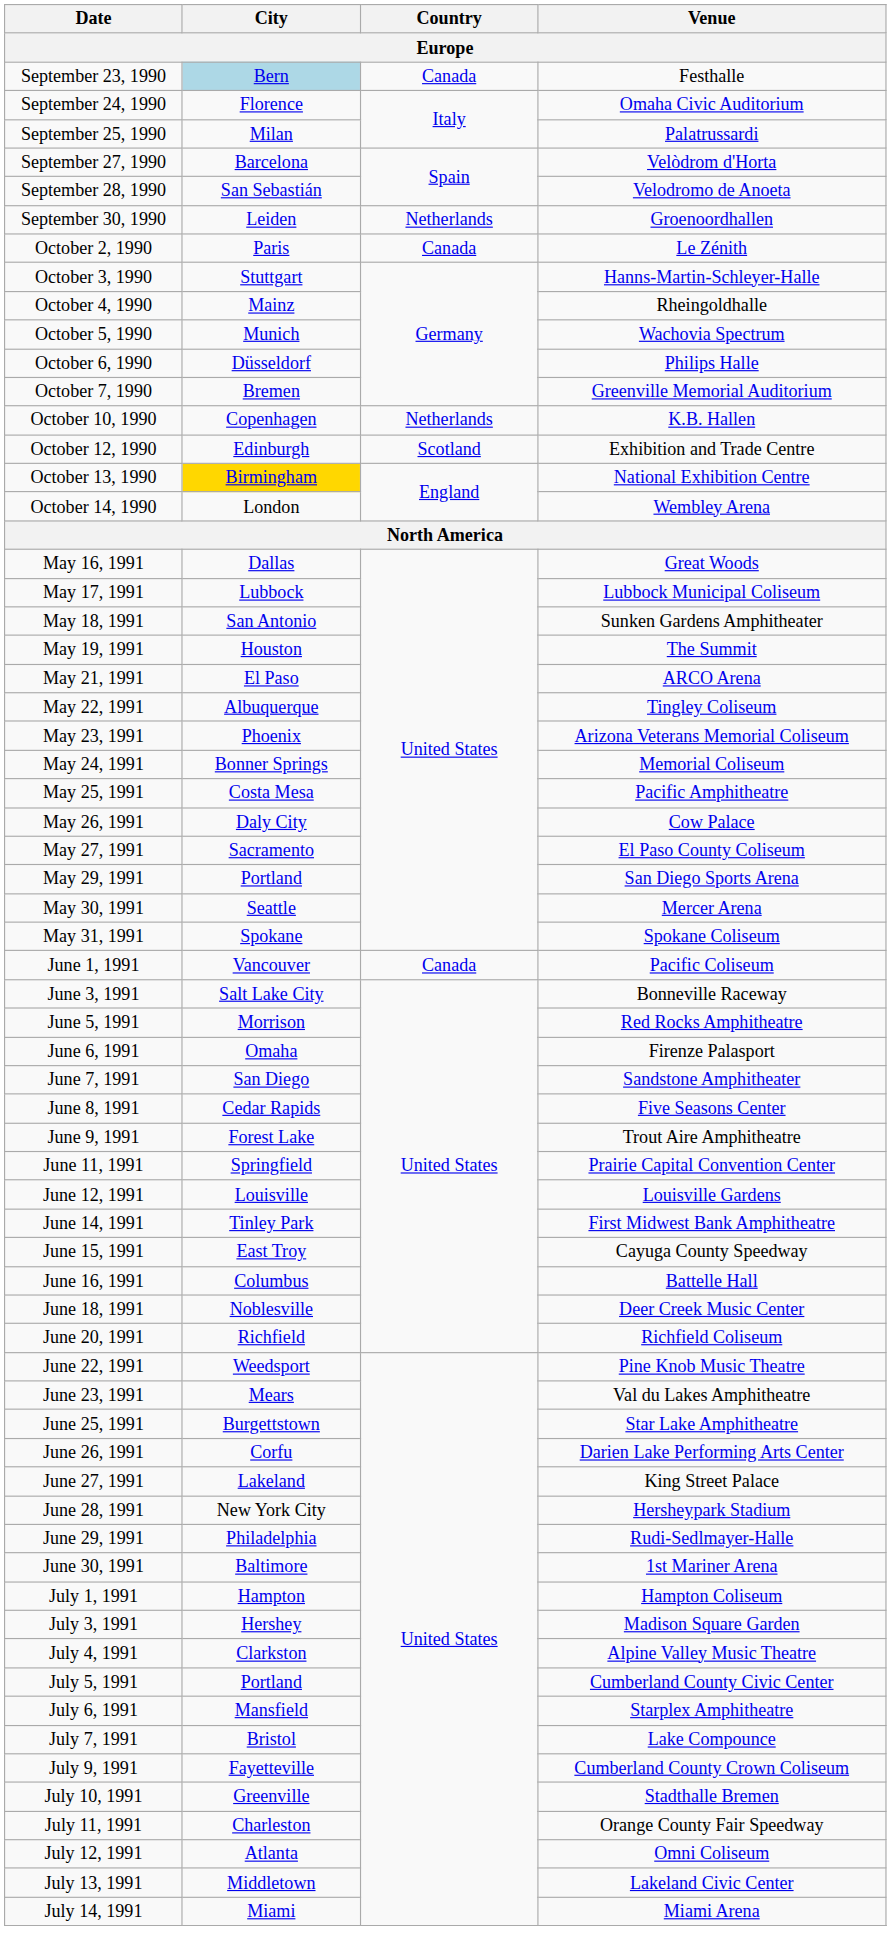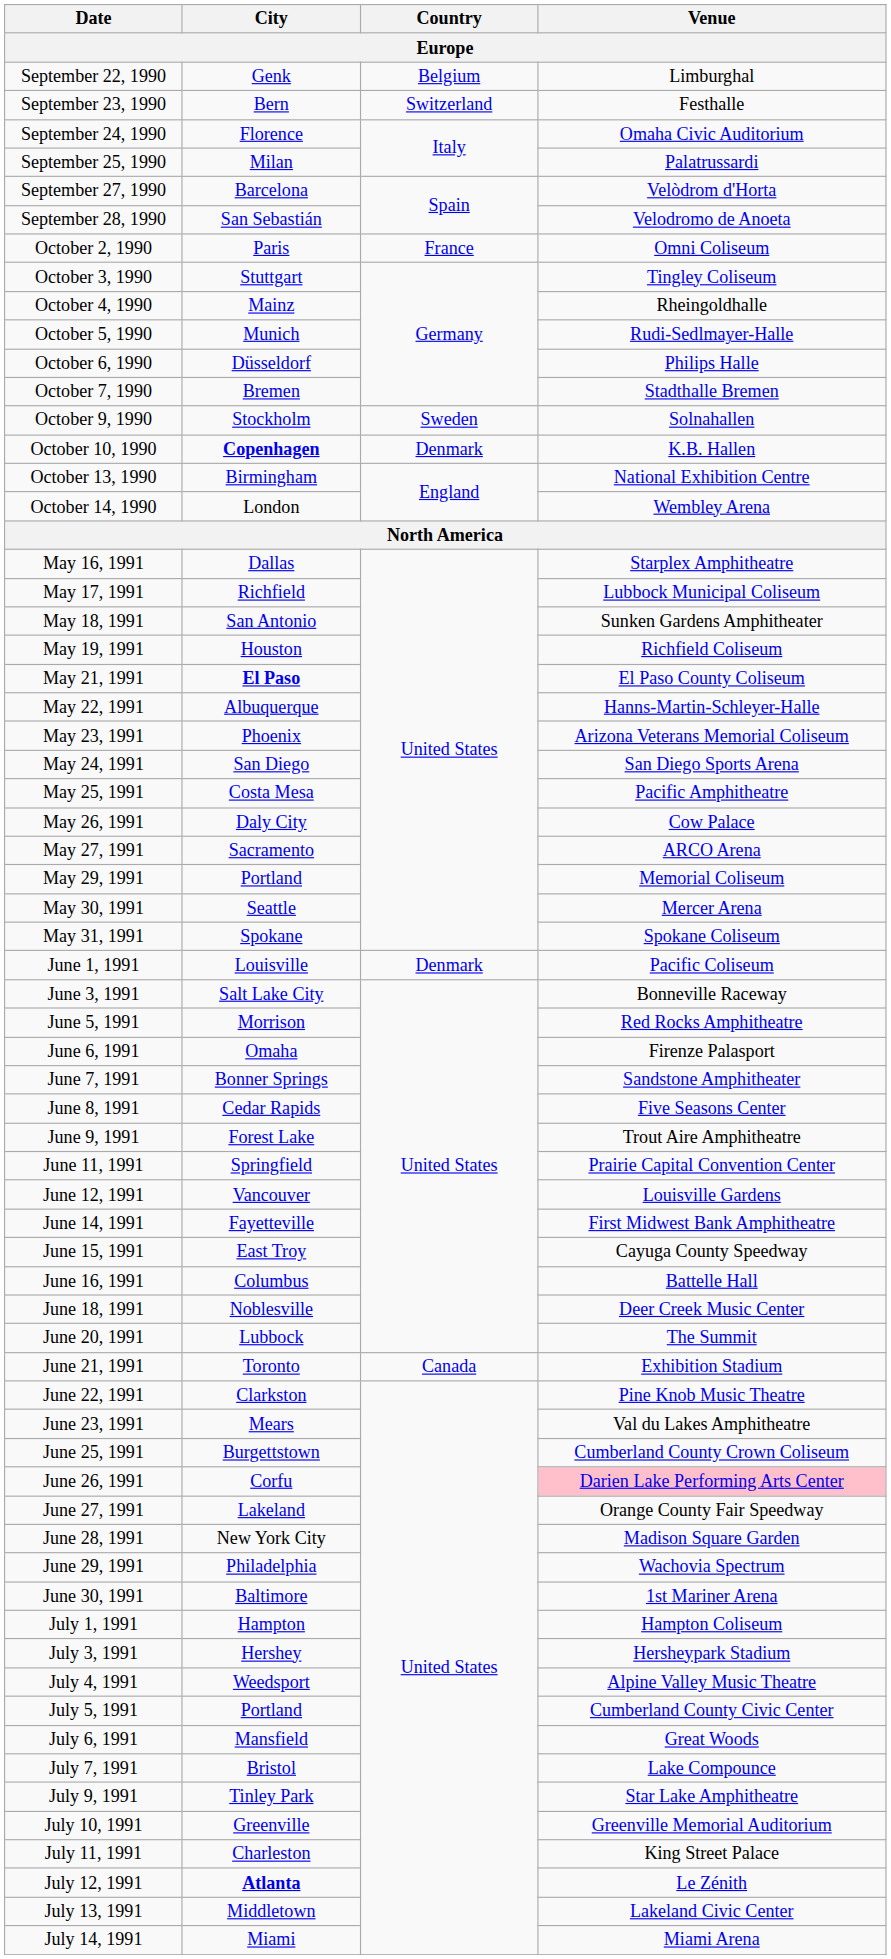+ row: (93, 76)
(271, 76) lightblue background -> (271, 104) no background
(449, 76) Canada -> (449, 104) Switzerland
- row: (93, 219)
(449, 248) Canada -> (449, 248) France
(712, 248) Le Zénith -> (712, 248) Omni Coliseum
(712, 276) Hanns-Martin-Schleyer-Halle -> (712, 276) Tingley Coliseum
(712, 334) Wachovia Spectrum -> (712, 334) Rudi-Sedlmayer-Halle
(712, 391) Greenville Memorial Auditorium -> (712, 391) Stadthalle Bremen
+ row: (93, 420)
(271, 420) normal -> (271, 448) bold
(449, 420) Netherlands -> (449, 448) Denmark
- row: (93, 448)
(271, 477) gold background -> (271, 477) no background
(712, 563) Great Woods -> (712, 563) Starplex Amphitheatre
(271, 592) Lubbock -> (271, 592) Richfield
(712, 649) The Summit -> (712, 649) Richfield Coliseum
(271, 678) normal -> (271, 678) bold
(712, 678) ARCO Arena -> (712, 678) El Paso County Coliseum
(712, 707) Tingley Coliseum -> (712, 707) Hanns-Martin-Schleyer-Halle
(271, 764) Bonner Springs -> (271, 764) San Diego
(712, 764) Memorial Coliseum -> (712, 764) San Diego Sports Arena
(712, 850) El Paso County Coliseum -> (712, 850) ARCO Arena
(712, 879) San Diego Sports Arena -> (712, 879) Memorial Coliseum
(271, 965) Vancouver -> (271, 965) Louisville
(449, 965) Canada -> (449, 965) Denmark
(271, 1079) San Diego -> (271, 1079) Bonner Springs
(271, 1194) Louisville -> (271, 1194) Vancouver
(271, 1223) Tinley Park -> (271, 1223) Fayetteville
(271, 1337) Richfield -> (271, 1337) Lubbock
(712, 1337) Richfield Coliseum -> (712, 1337) The Summit
+ row: (93, 1366)
(271, 1366) Weedsport -> (271, 1395) Clarkston
(712, 1423) Star Lake Amphitheatre -> (712, 1452) Cumberland County Crown Coliseum
(712, 1452) no background -> (712, 1481) pink background
(712, 1481) King Street Palace -> (712, 1509) Orange County Fair Speedway
(712, 1509) Hersheypark Stadium -> (712, 1538) Madison Square Garden
(712, 1538) Rudi-Sedlmayer-Halle -> (712, 1567) Wachovia Spectrum
(712, 1624) Madison Square Garden -> (712, 1653) Hersheypark Stadium
(271, 1653) Clarkston -> (271, 1681) Weedsport
(712, 1710) Starplex Amphitheatre -> (712, 1739) Great Woods
(271, 1767) Fayetteville -> (271, 1796) Tinley Park
(712, 1767) Cumberland County Crown Coliseum -> (712, 1796) Star Lake Amphitheatre
(712, 1796) Stadthalle Bremen -> (712, 1825) Greenville Memorial Auditorium
(712, 1825) Orange County Fair Speedway -> (712, 1853) King Street Palace
(271, 1853) normal -> (271, 1882) bold
(712, 1853) Omni Coliseum -> (712, 1882) Le Zénith
